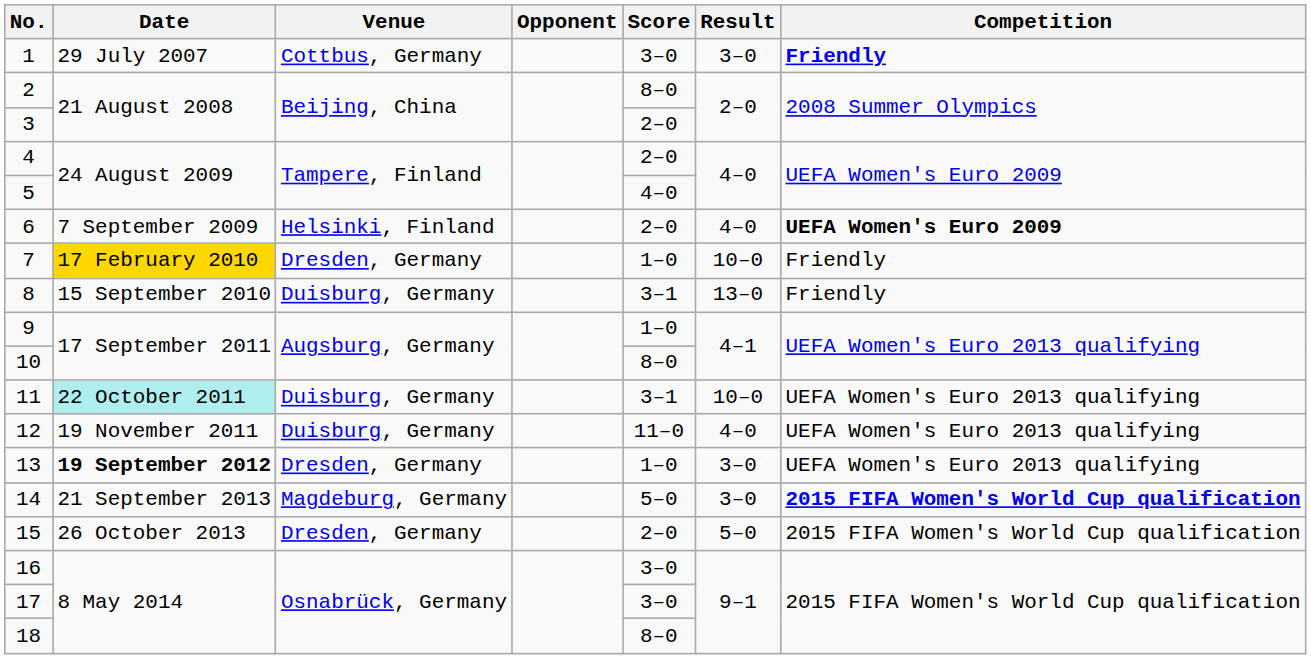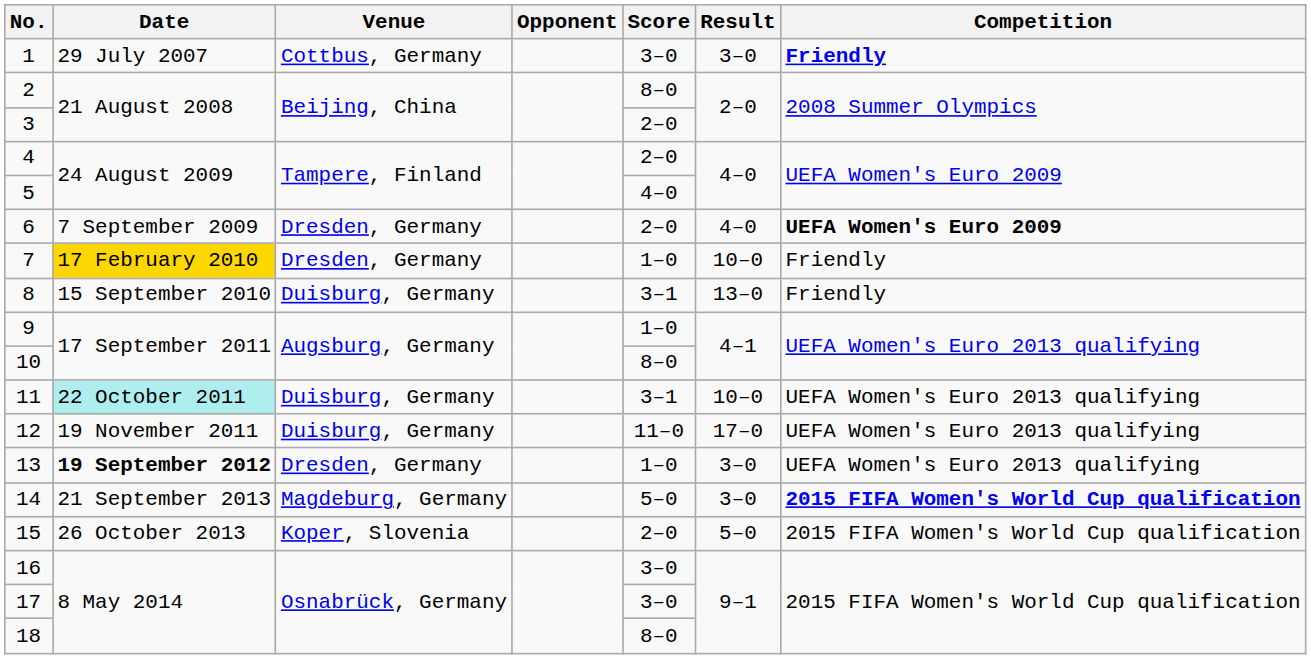(388, 227) Helsinki, Finland -> (381, 227) Dresden, Germany
(738, 431) 4–0 -> (738, 431) 17–0
(381, 534) Dresden, Germany -> (375, 534) Koper, Slovenia
